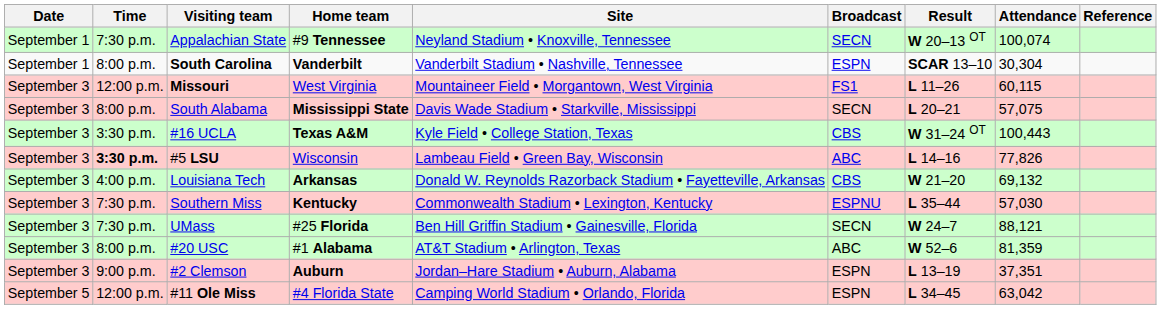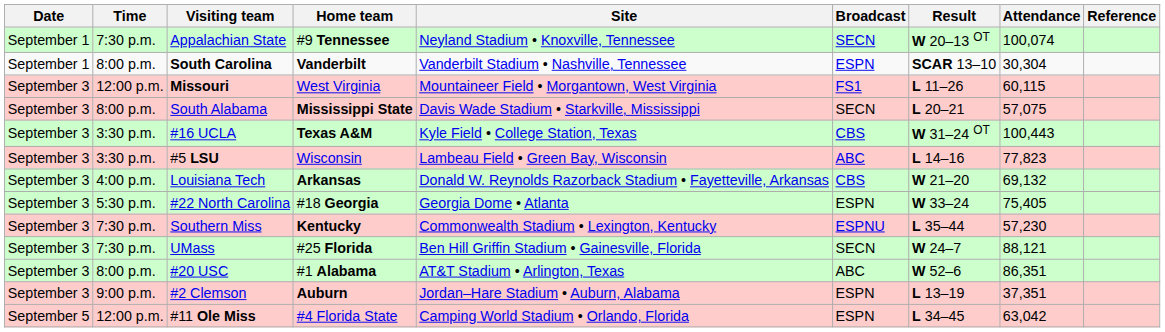(127, 157) bold -> (126, 157) normal
(1021, 157) 77,826 -> (1025, 157) 77,823
+ row: (230, 203)
(1021, 203) 57,030 -> (1025, 225) 57,230
(1021, 248) 81,359 -> (1025, 271) 86,351
